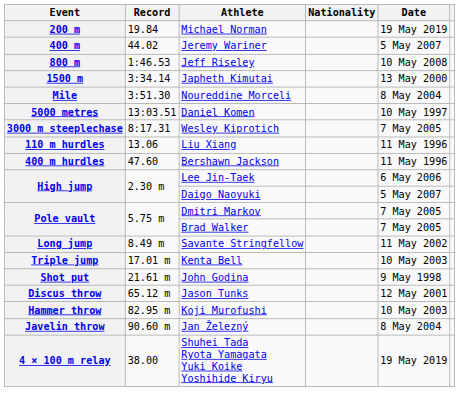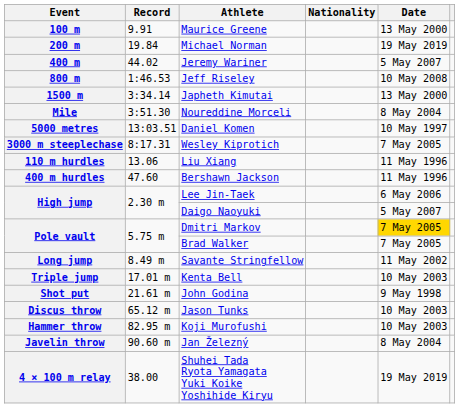+ row: (65, 29)
(411, 211) no background -> (411, 227) gold background
(414, 294) 12 May 2001 -> (414, 310) 10 May 2003
